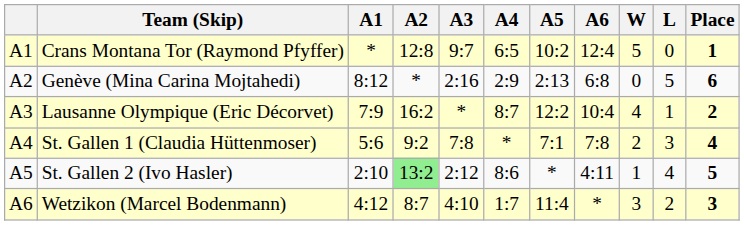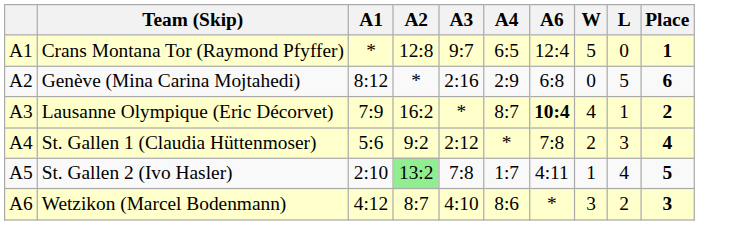- column: (552, 19)
(597, 111) normal -> (552, 111) bold
(461, 142) 7:8 -> (461, 142) 2:12
(461, 173) 2:12 -> (461, 173) 7:8
(507, 173) 8:6 -> (507, 173) 1:7
(507, 204) 1:7 -> (507, 204) 8:6
